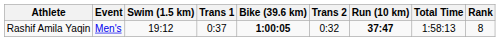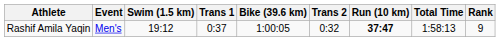(273, 29) bold -> (273, 29) normal
(481, 29) 8 -> (481, 29) 9
